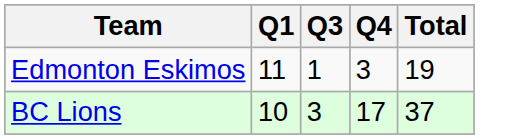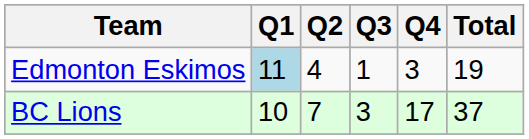+ column: (325, 26)
(272, 69) no background -> (272, 69) lightblue background
